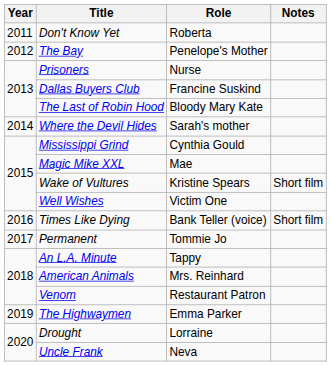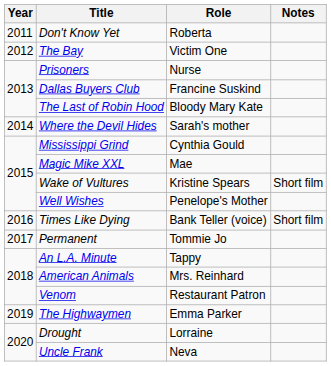(219, 51) Penelope's Mother -> (198, 51) Victim One
(198, 201) Victim One -> (219, 201) Penelope's Mother
